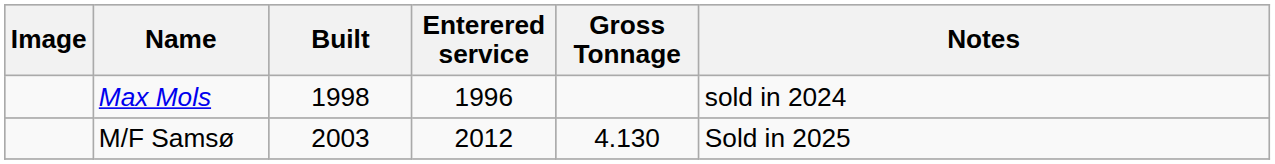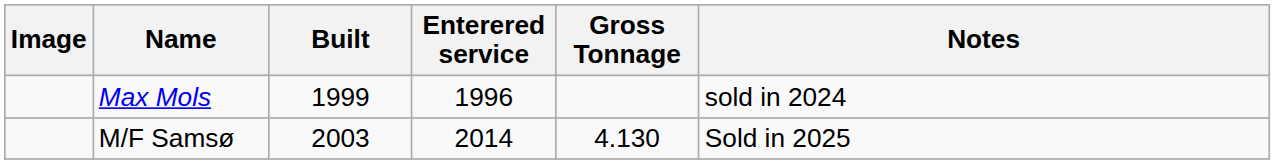(341, 96) 1998 -> (341, 96) 1999
(484, 138) 2012 -> (484, 138) 2014
